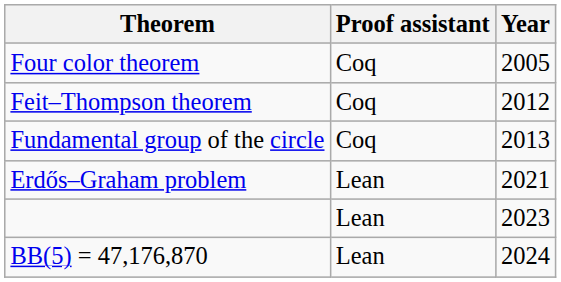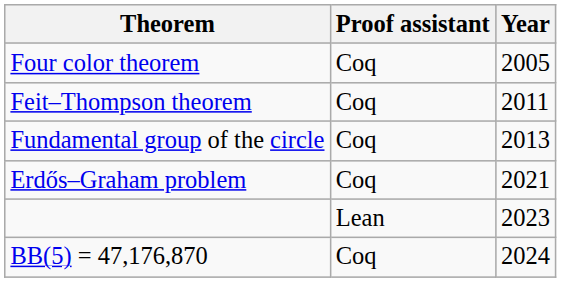(525, 101) 2012 -> (525, 101) 2011
(360, 179) Lean -> (356, 179) Coq
(360, 256) Lean -> (356, 256) Coq
